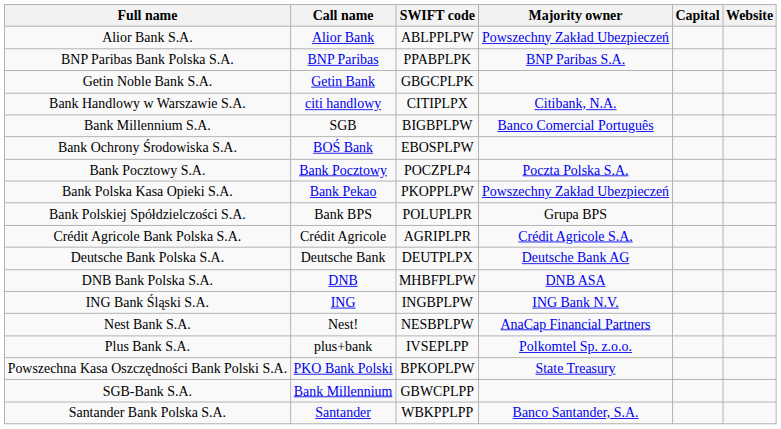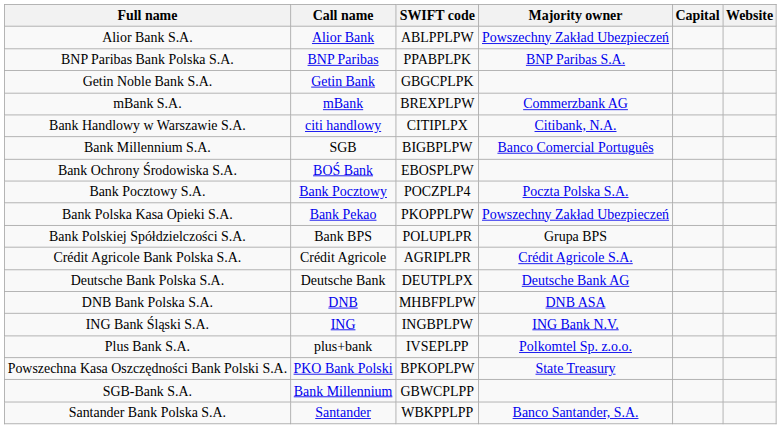+ row: (147, 103)
- row: (147, 324)
